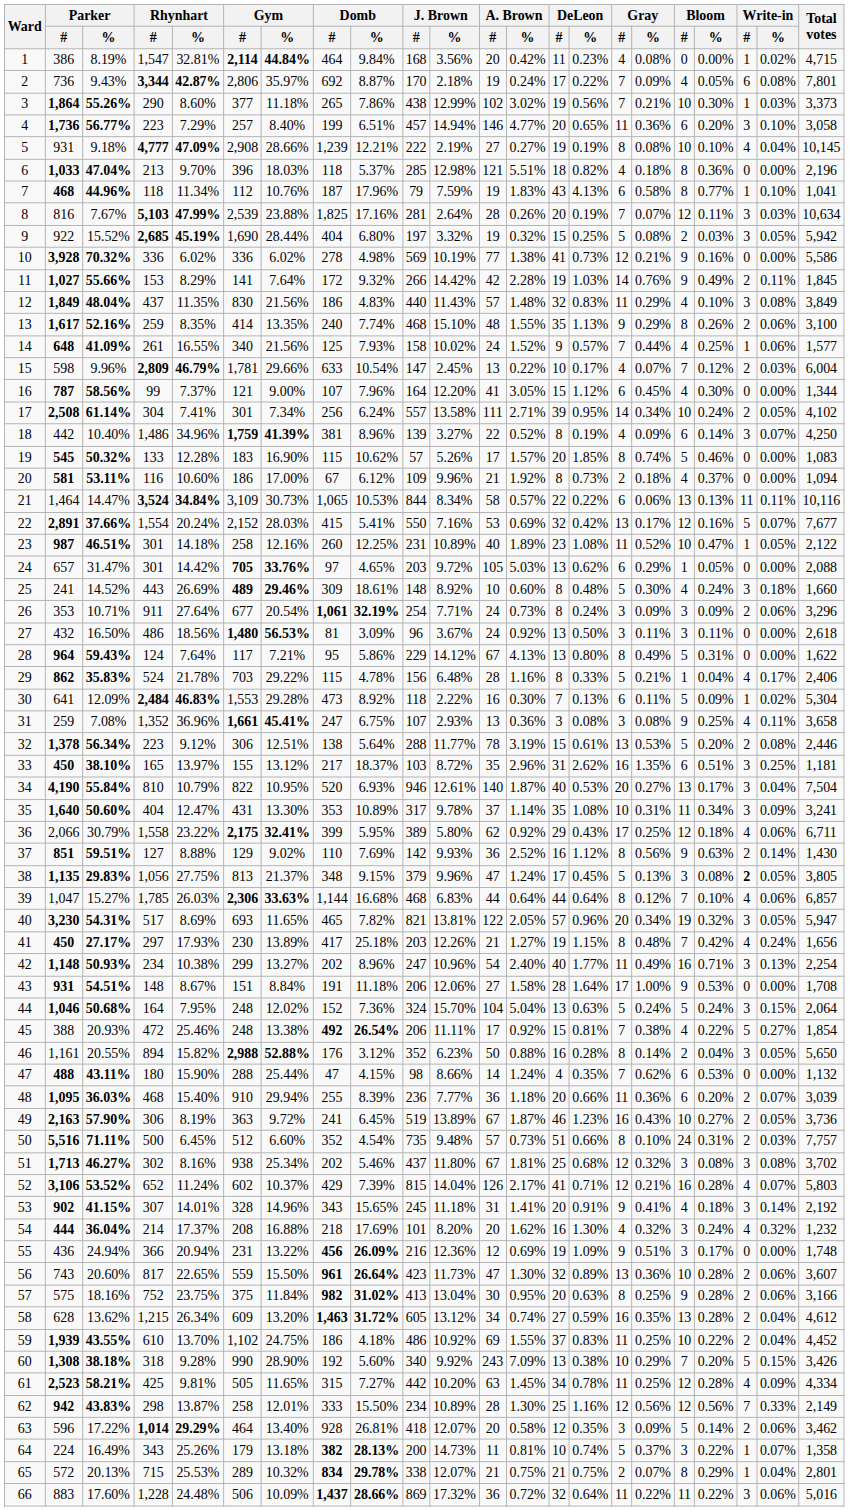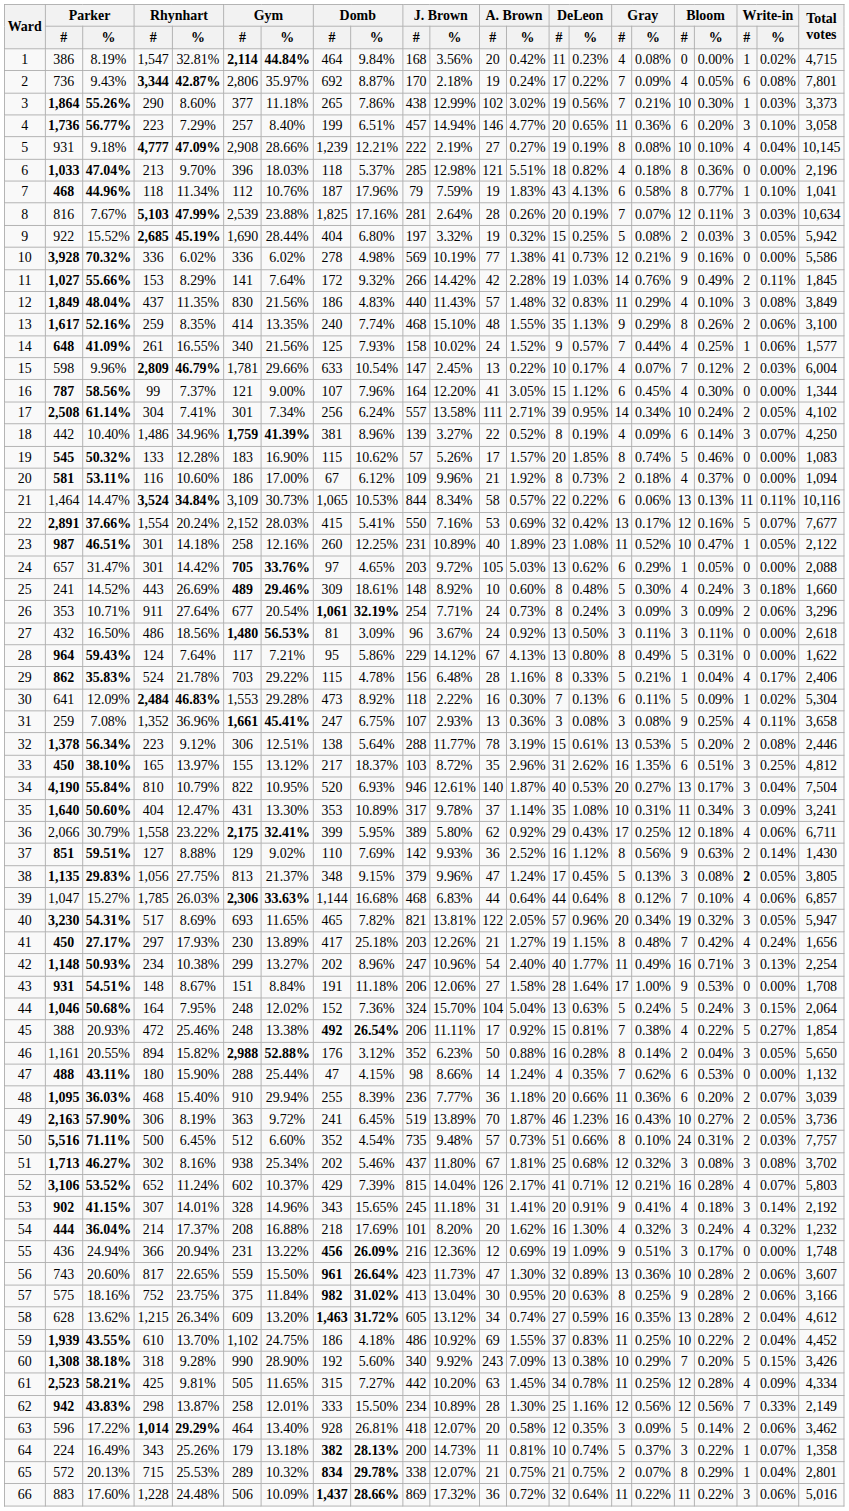(821, 766) 1,181 -> (821, 766) 4,812
(493, 1119) 67 -> (493, 1119) 70
